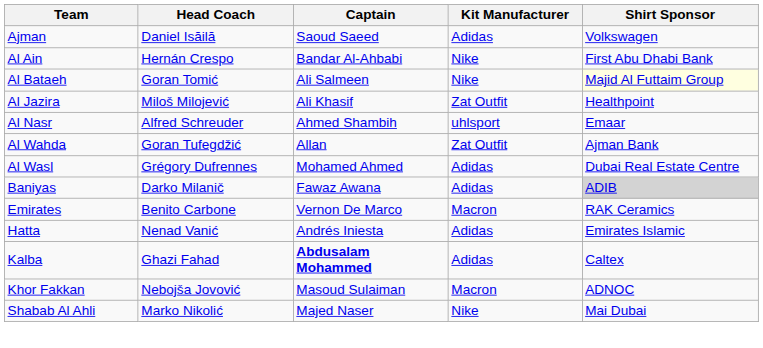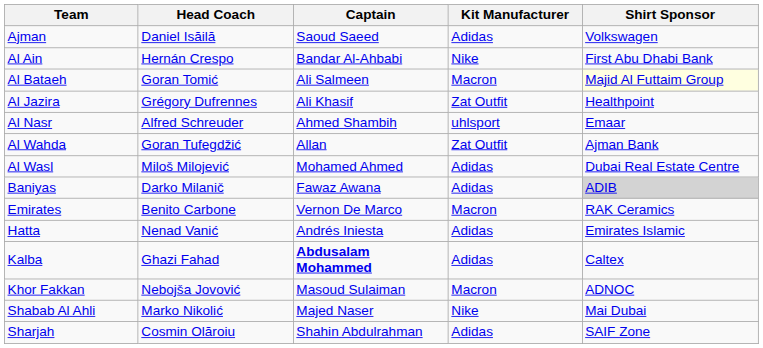(465, 79) Nike -> (474, 79) Macron
(185, 101) Miloš Milojević -> (199, 101) Grégory Dufrennes
(199, 166) Grégory Dufrennes -> (185, 166) Miloš Milojević
+ row: (31, 332)
